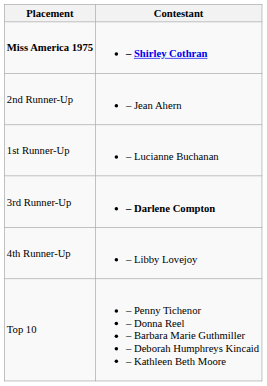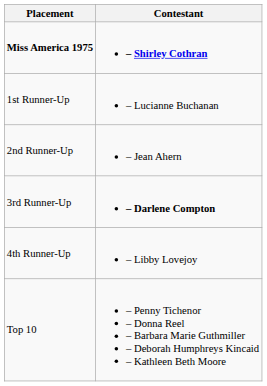rows swapped: (38, 150) <-> (40, 99)
